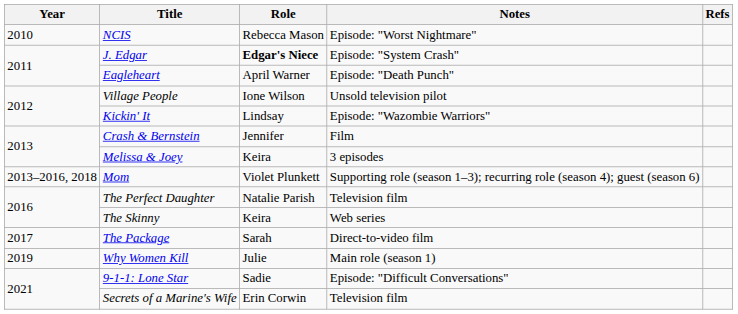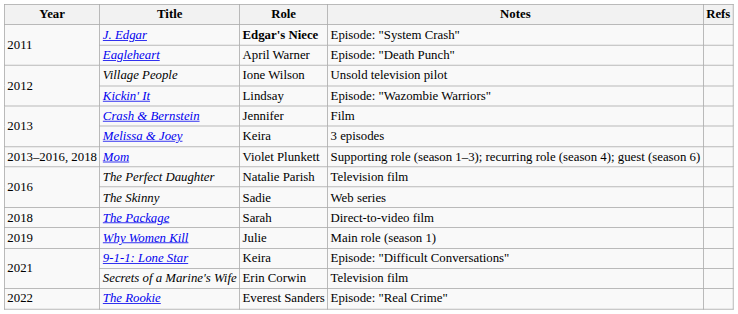- row: (117, 34)
(257, 217) Keira -> (257, 197) Sadie
(20, 237) 2017 -> (20, 217) 2018
(257, 278) Sadie -> (257, 258) Keira
+ row: (132, 298)
